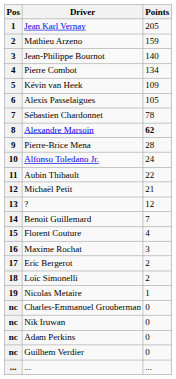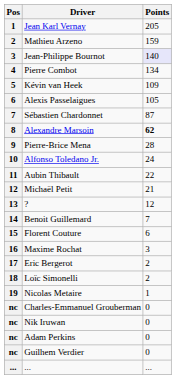(152, 55) no background -> (152, 55) lavender background
(150, 115) 78 -> (150, 115) 87
(148, 233) 4 -> (148, 233) 6
